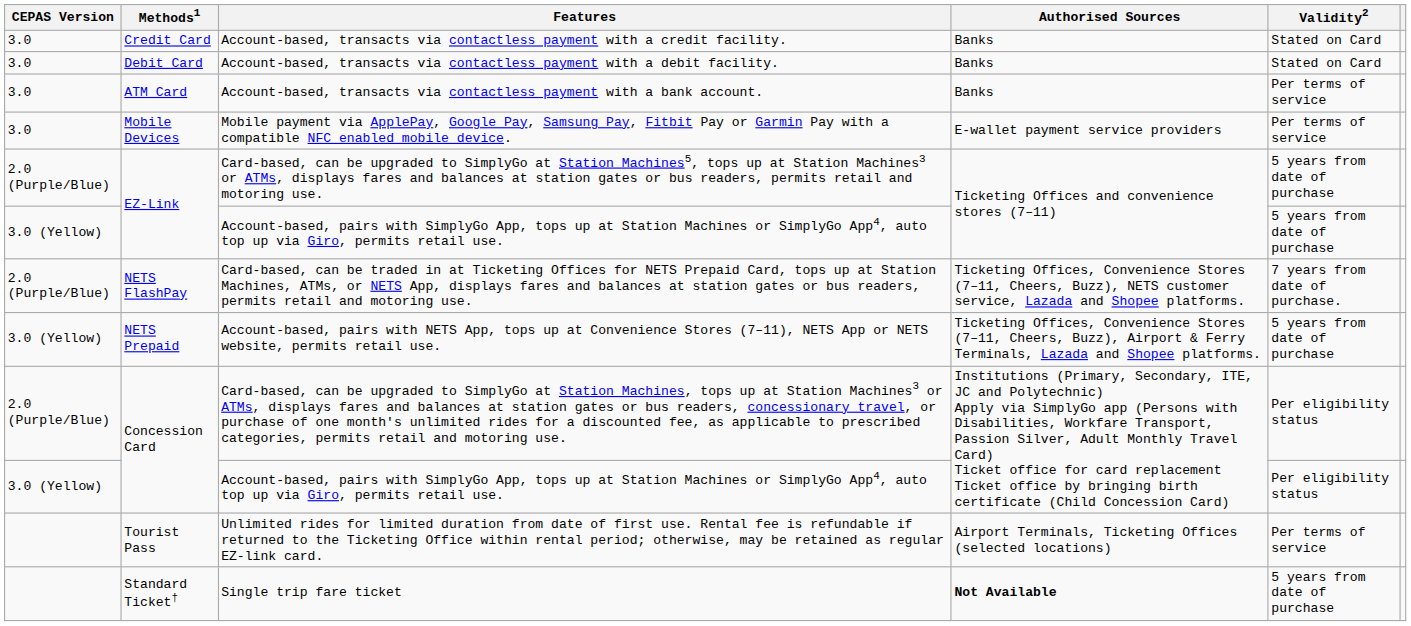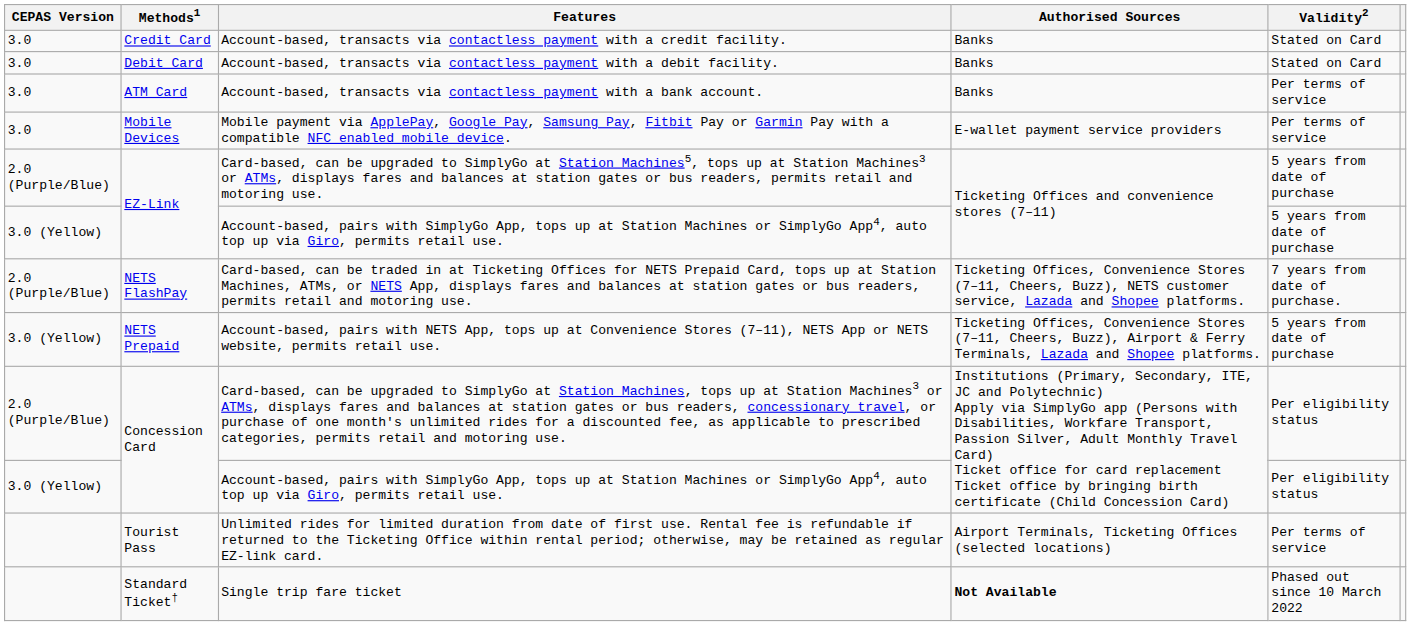(1318, 593) 5 years from date of purchase -> (1326, 593) Phased out since 10 March 2022
